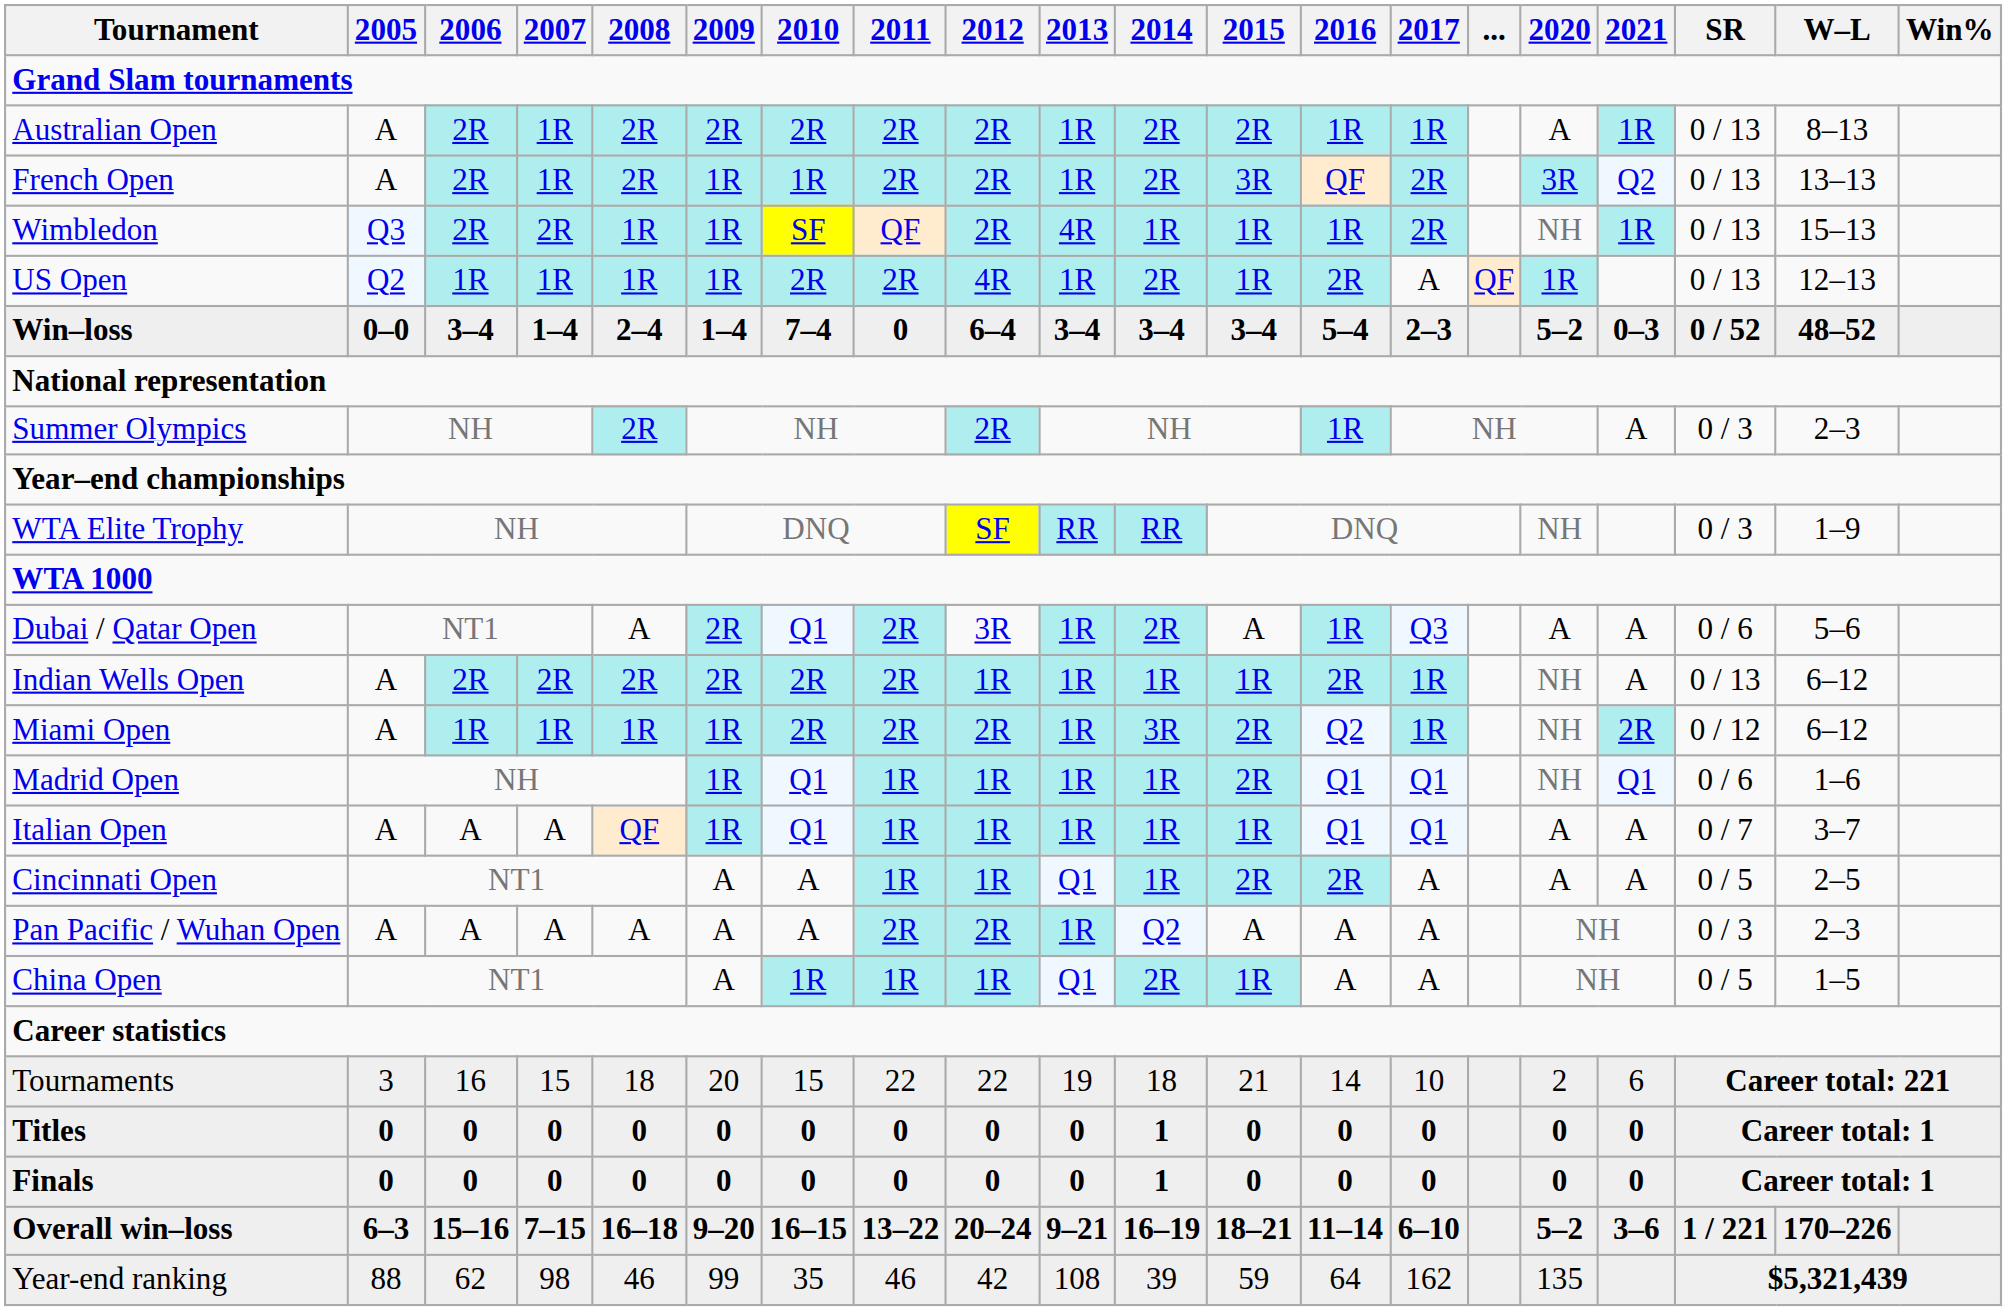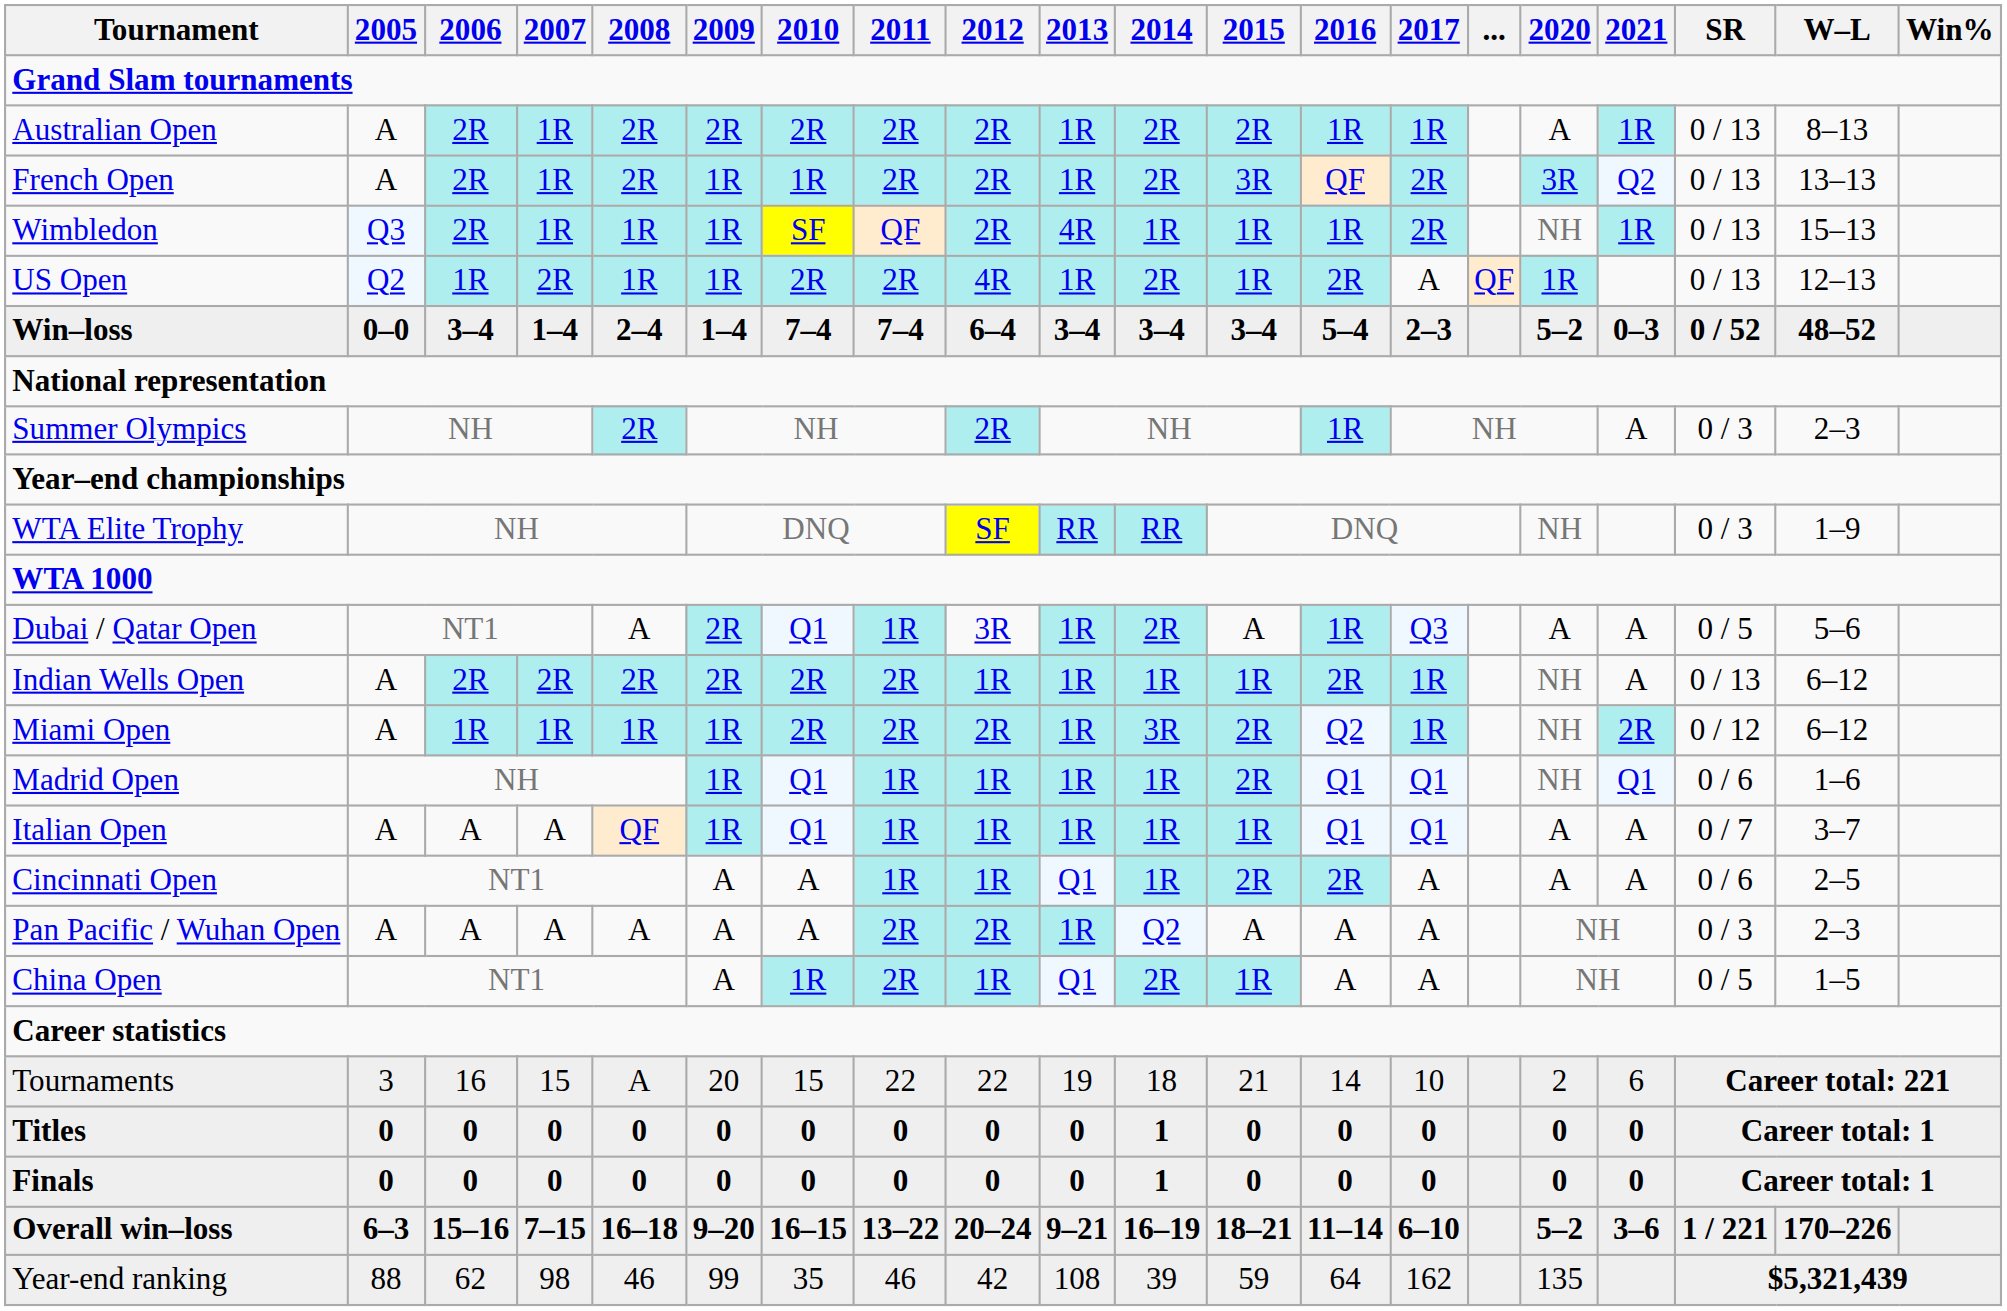(555, 229) 2R -> (555, 229) 1R
(555, 279) 1R -> (555, 279) 2R
(900, 329) 0 -> (900, 329) 7–4
(900, 629) 2R -> (900, 629) 1R
(1725, 629) 0 / 6 -> (1725, 629) 0 / 5
(1725, 879) 0 / 5 -> (1725, 879) 0 / 6
(900, 979) 1R -> (900, 979) 2R
(639, 1080) 18 -> (639, 1080) A
